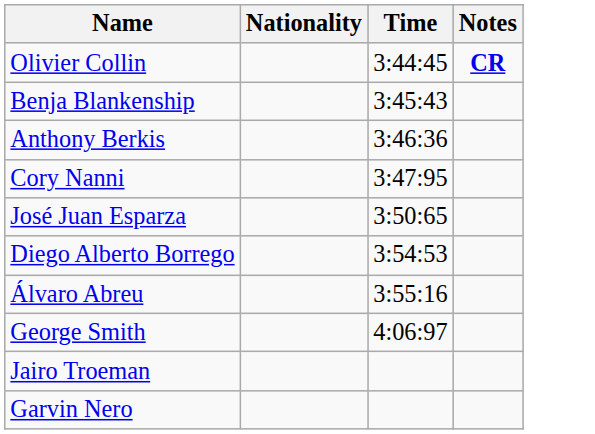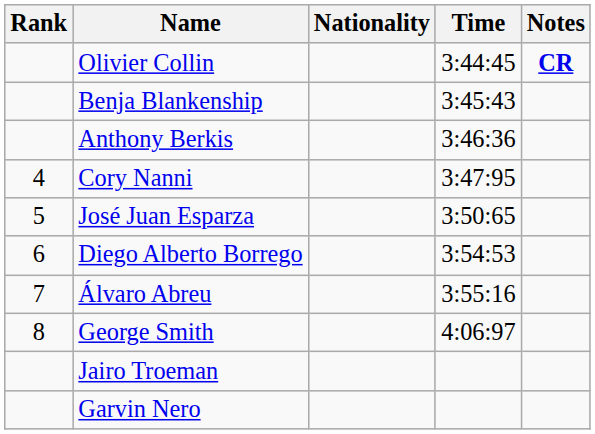+ column: (39, 23)
